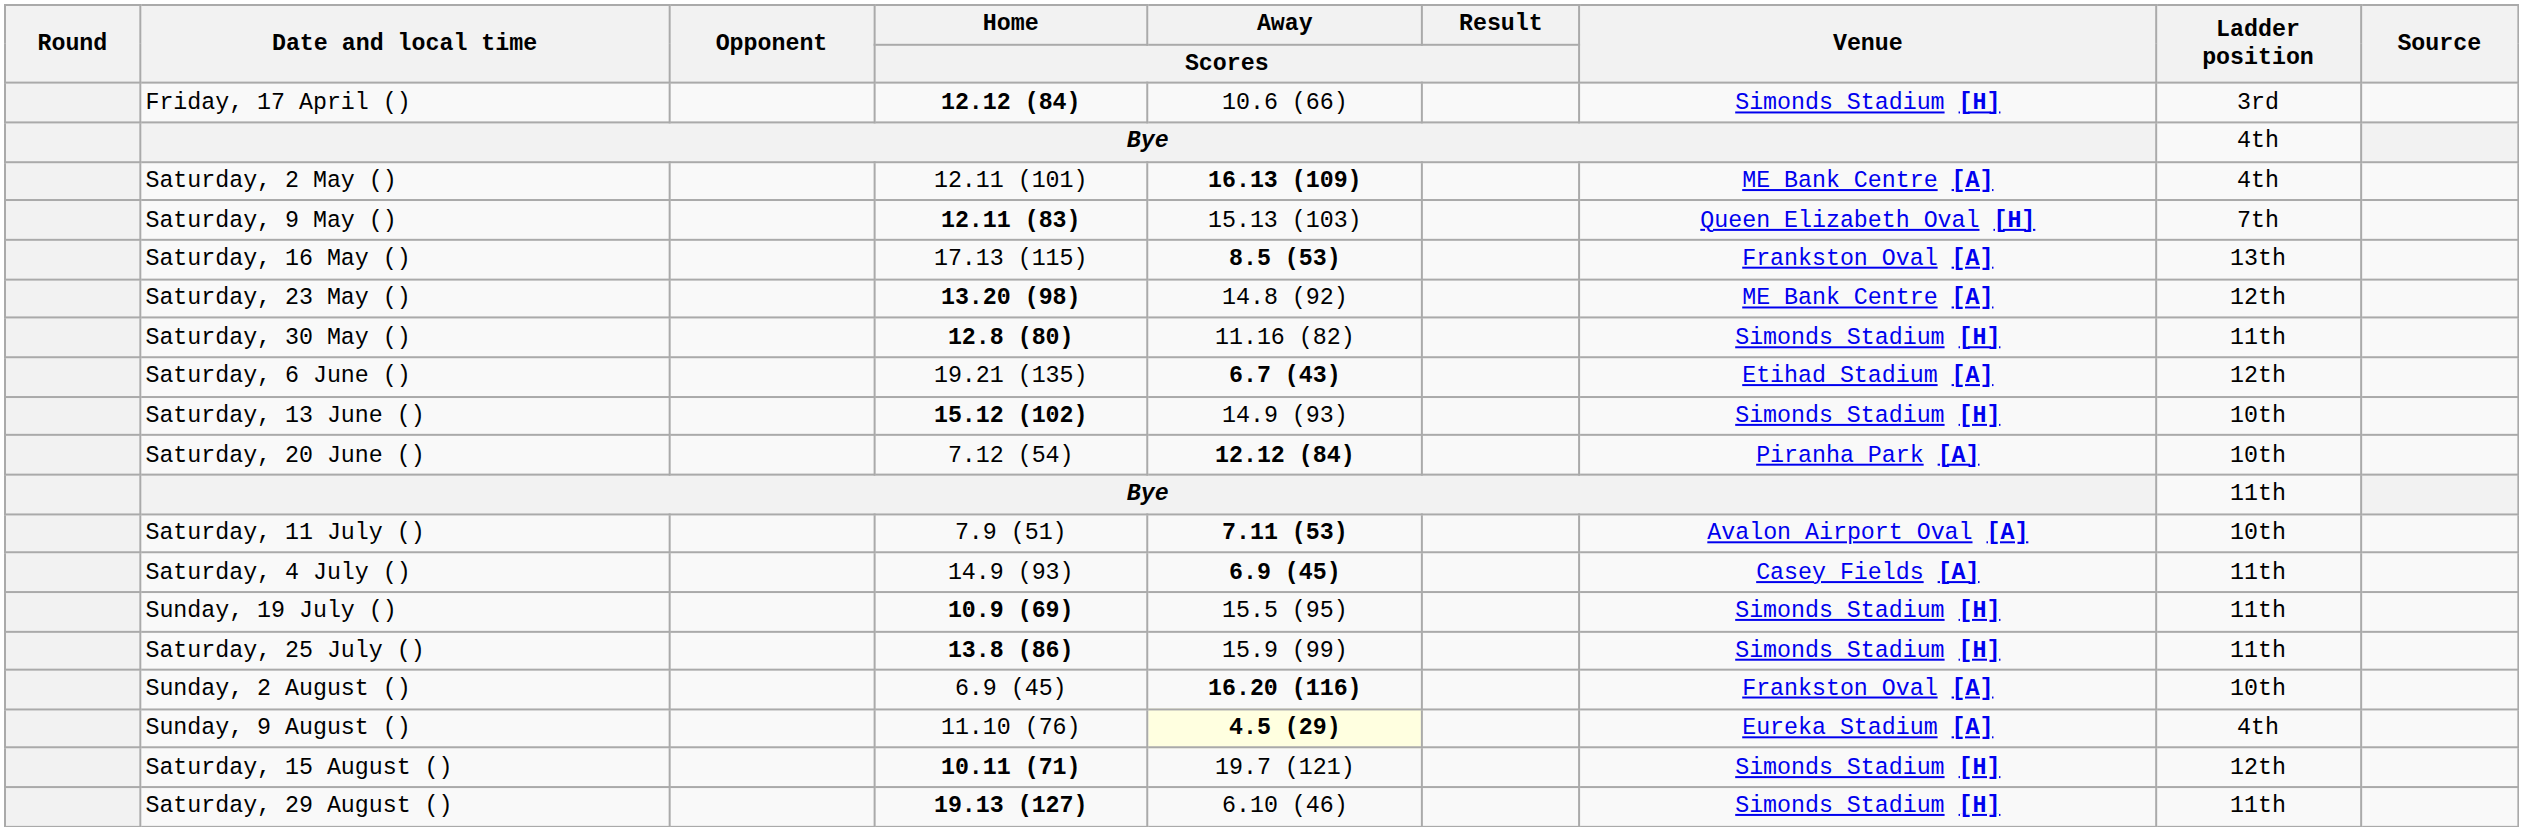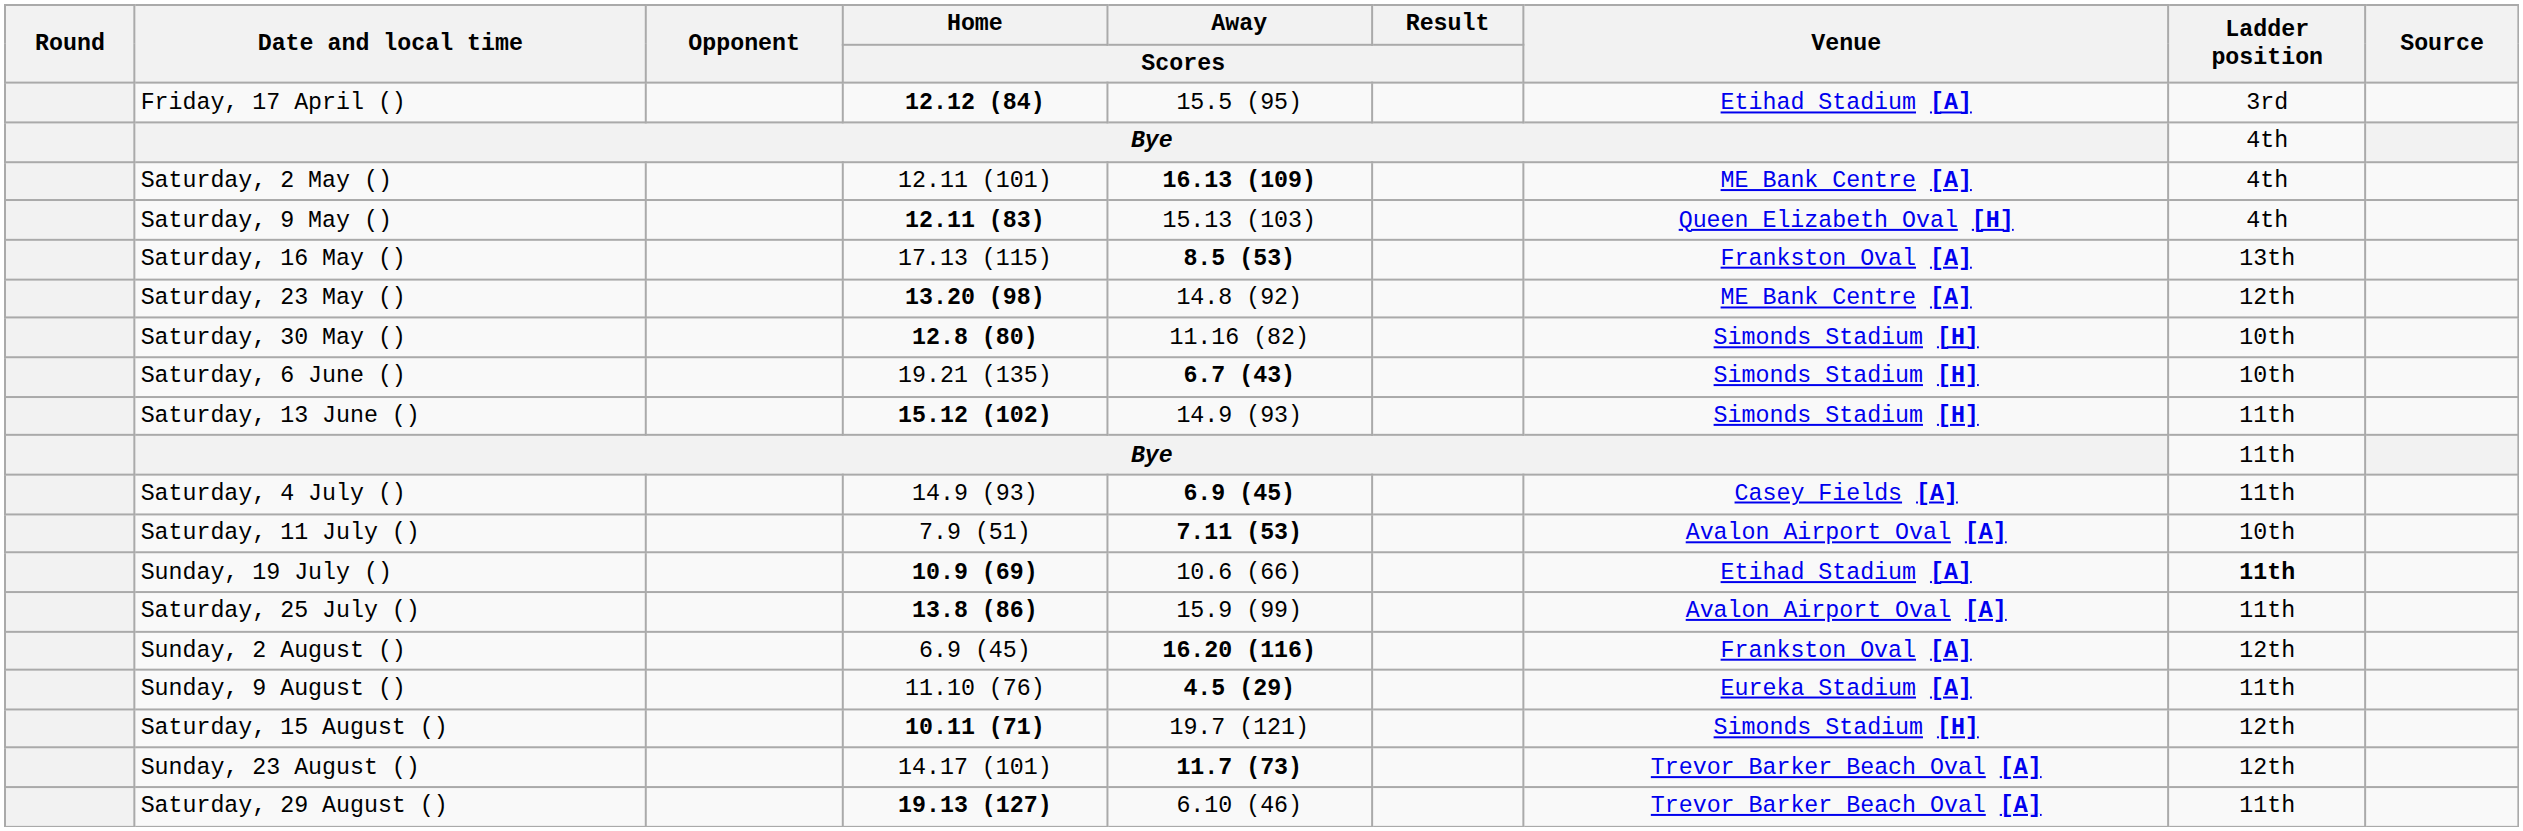(1285, 102) 10.6 (66) -> (1239, 102) 15.5 (95)
(1868, 102) Simonds Stadium [H] -> (1846, 102) Etihad Stadium [A]
(2258, 220) 7th -> (2267, 220) 4th
(2258, 337) 11th -> (2267, 337) 10th
(1868, 376) Etihad Stadium [A] -> (1846, 376) Simonds Stadium [H]
(2258, 376) 12th -> (2267, 376) 10th
(2258, 415) 10th -> (2267, 415) 11th
- row: (285, 455)
rows swapped: (278, 572) <-> (285, 533)
(1285, 611) 15.5 (95) -> (1239, 572) 10.6 (66)
(1868, 611) Simonds Stadium [H] -> (1846, 572) Etihad Stadium [A]
(2258, 611) normal -> (2267, 572) bold
(1868, 650) Simonds Stadium [H] -> (1846, 611) Avalon Airport Oval [A]
(2258, 689) 10th -> (2267, 650) 12th
(1285, 728) lightyellow background -> (1239, 689) no background
(2258, 728) 4th -> (2267, 689) 11th
+ row: (280, 767)
(1868, 807) Simonds Stadium [H] -> (1846, 807) Trevor Barker Beach Oval [A]
